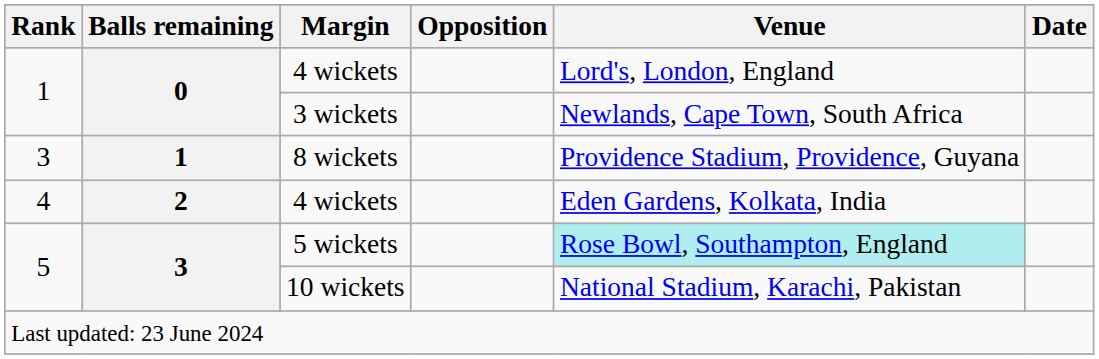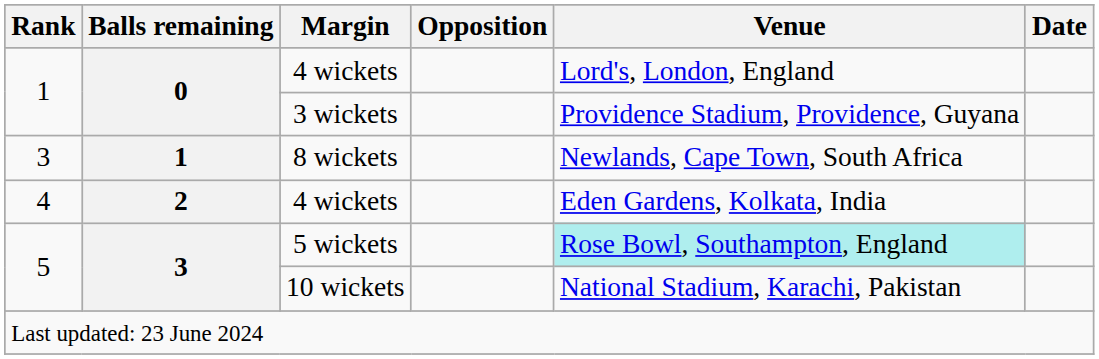(761, 113) Newlands, Cape Town, South Africa -> (790, 113) Providence Stadium, Providence, Guyana
(790, 157) Providence Stadium, Providence, Guyana -> (761, 157) Newlands, Cape Town, South Africa
